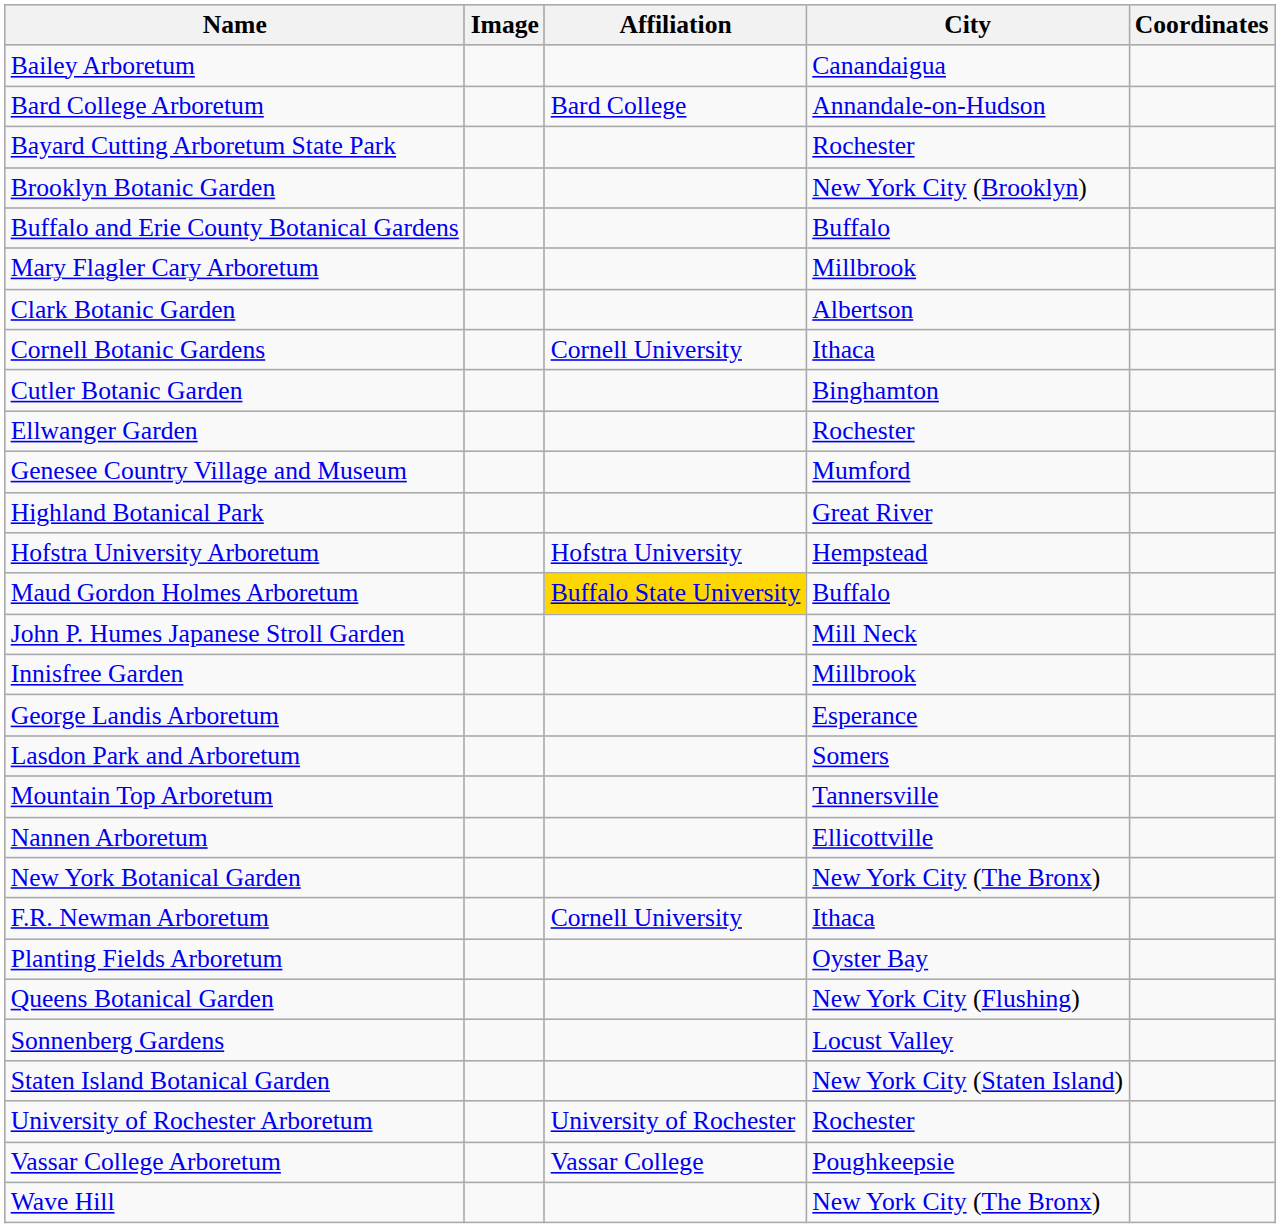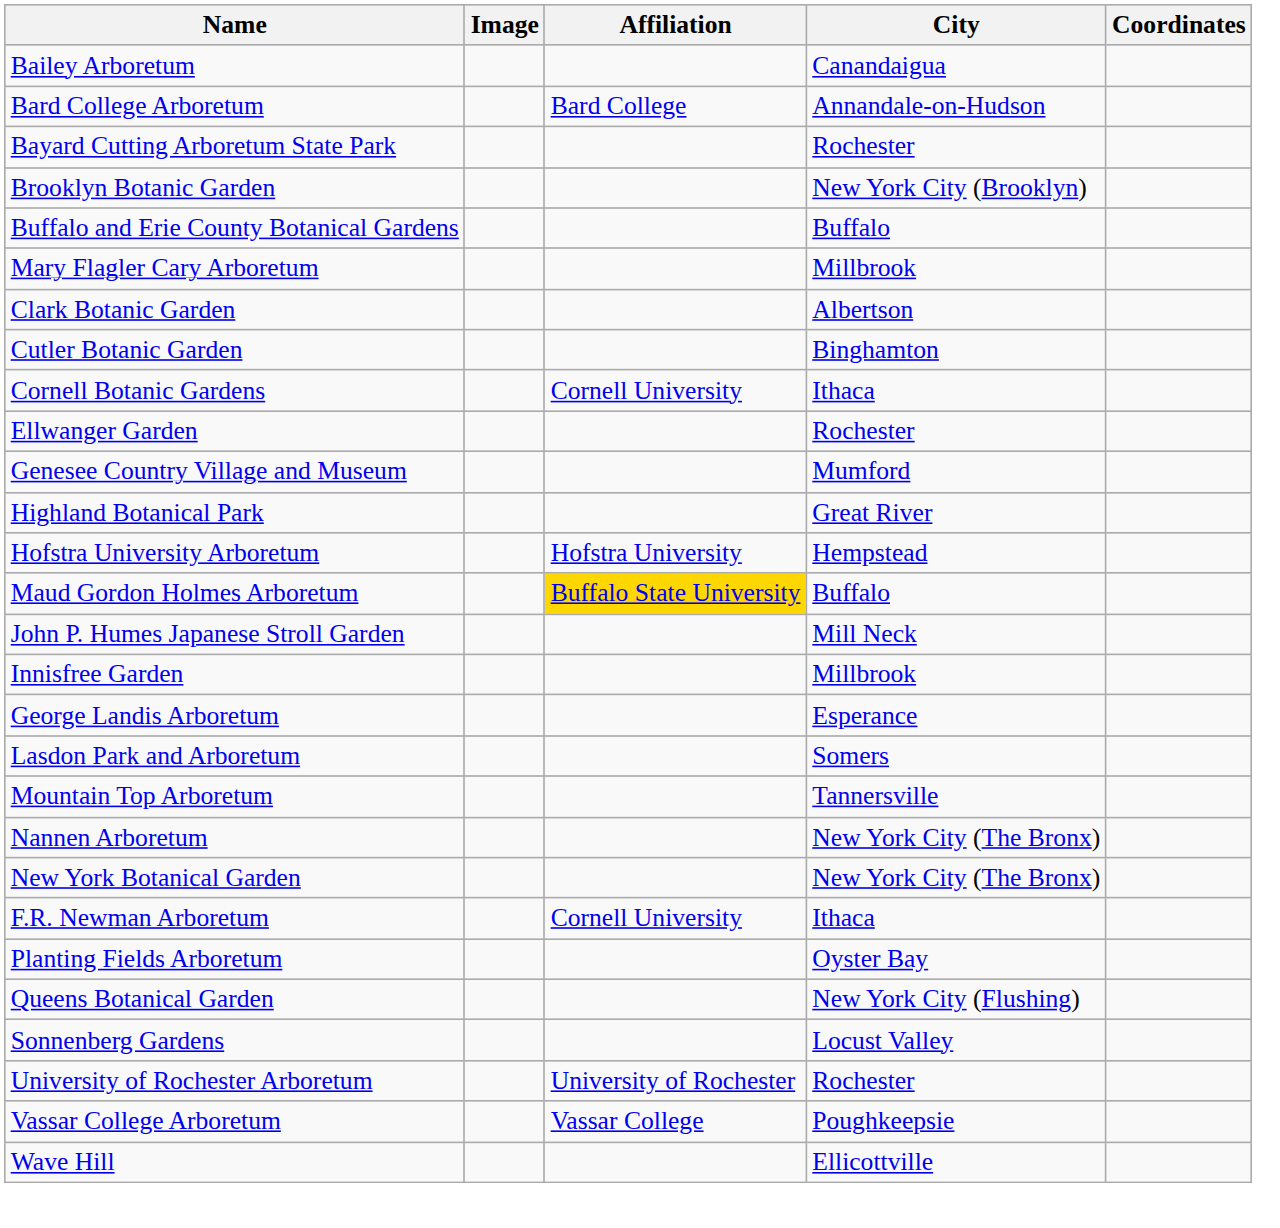rows swapped: (138, 349) <-> (127, 390)
(873, 836) Ellicottville -> (956, 836) New York City (The Bronx)
- row: (170, 1080)
(956, 1202) New York City (The Bronx) -> (873, 1161) Ellicottville
